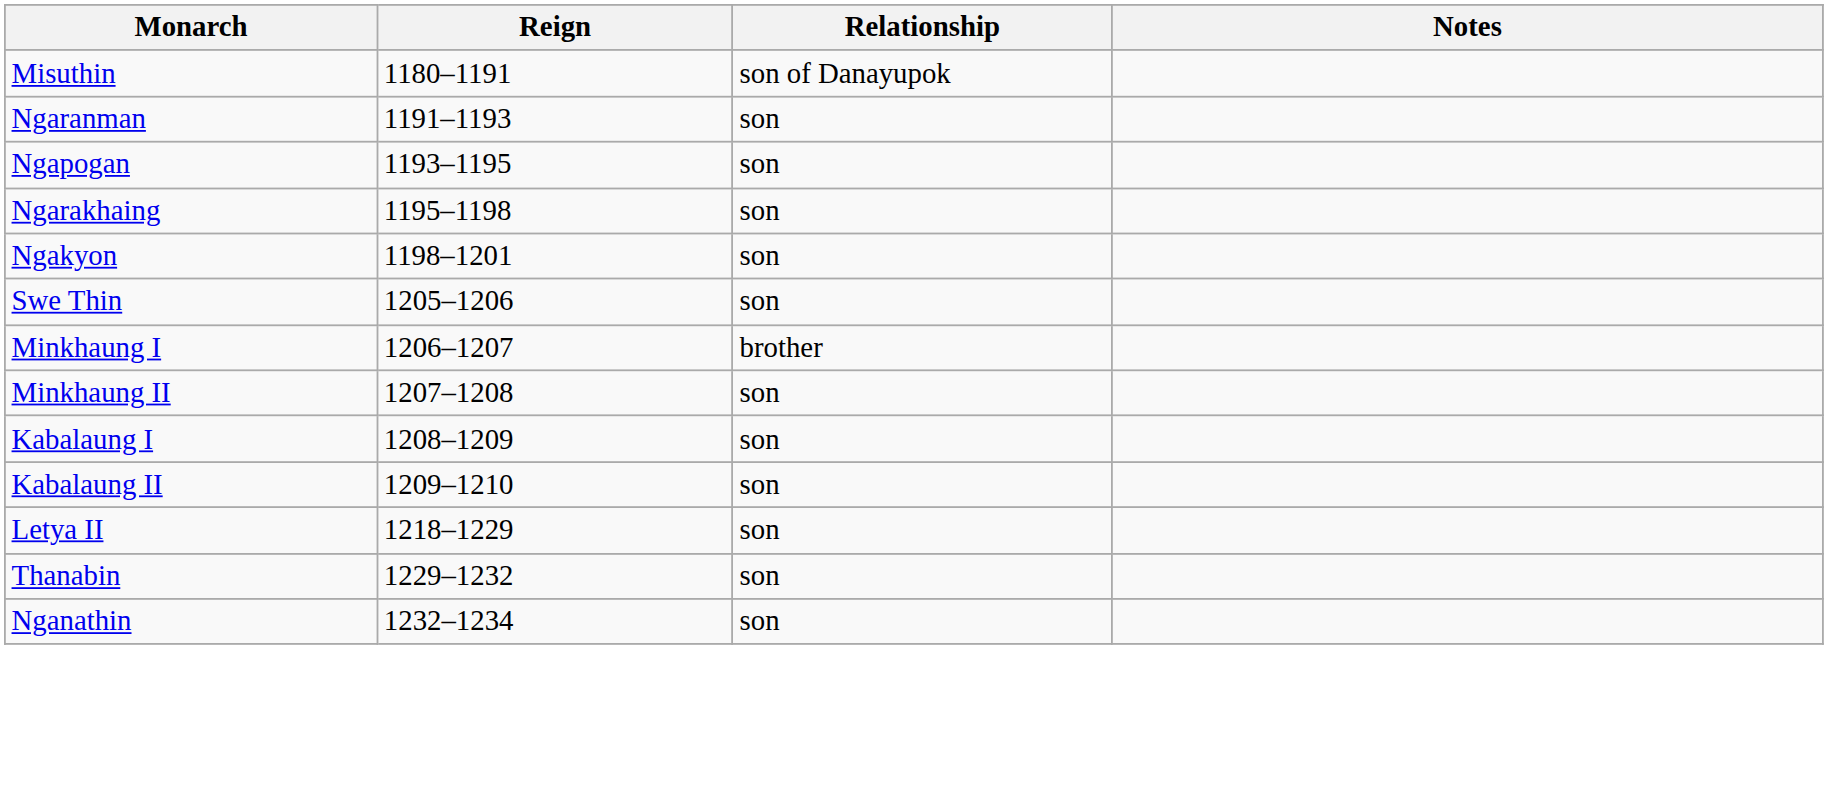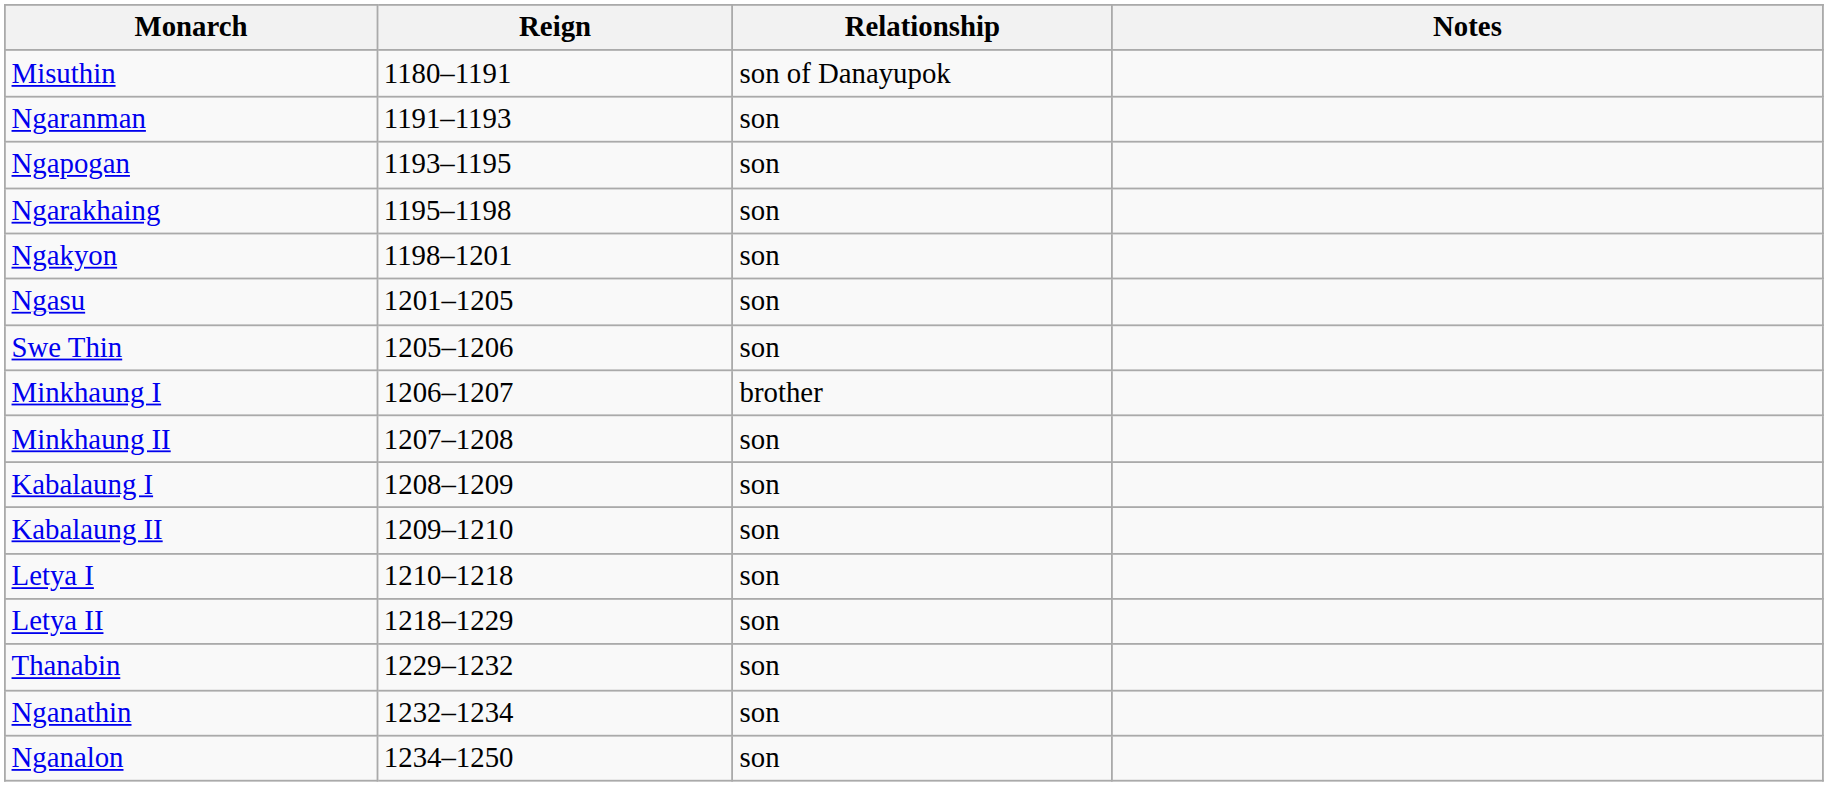+ row: (48, 301)
+ row: (53, 575)
+ row: (68, 758)
